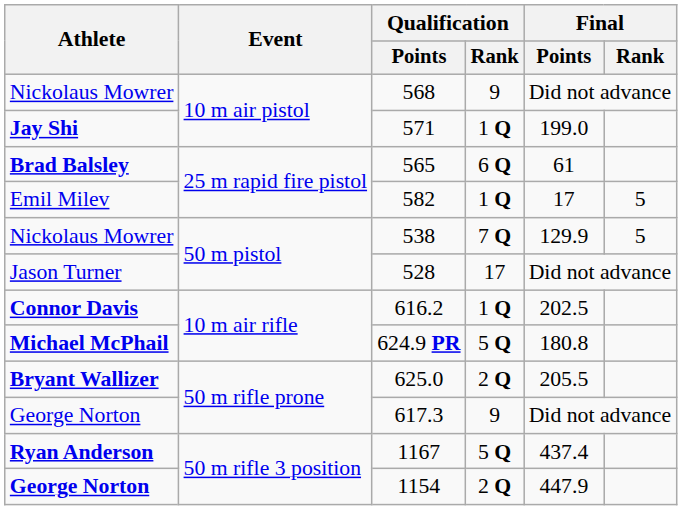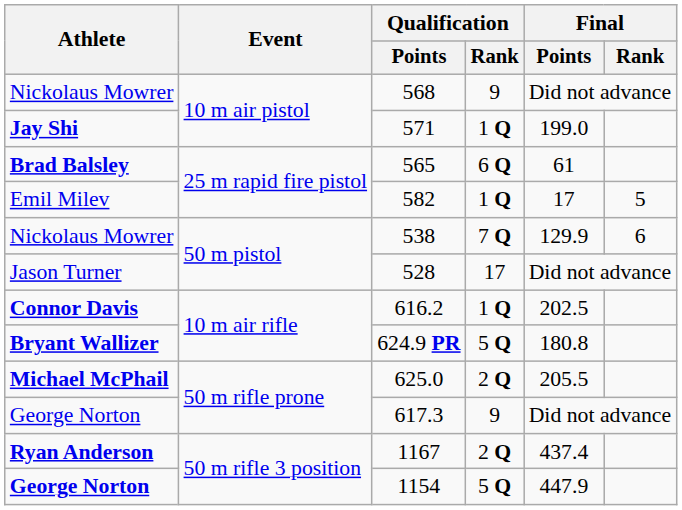(640, 236) 5 -> (640, 236) 6
(89, 343) Michael McPhail -> (84, 343) Bryant Wallizer
(84, 379) Bryant Wallizer -> (89, 379) Michael McPhail
(495, 451) 5 Q -> (495, 451) 2 Q
(495, 487) 2 Q -> (495, 487) 5 Q
